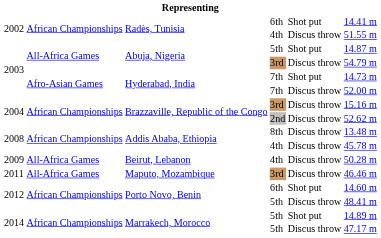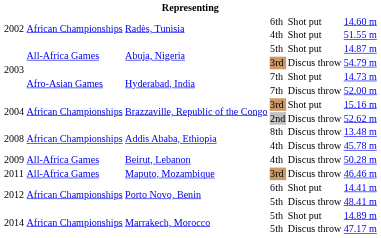(360, 21) 14.41 m -> (360, 21) 14.60 m
(314, 35) Discus throw -> (305, 35) Shot put
(314, 104) Discus throw -> (305, 104) Shot put
(360, 187) 14.60 m -> (360, 187) 14.41 m
